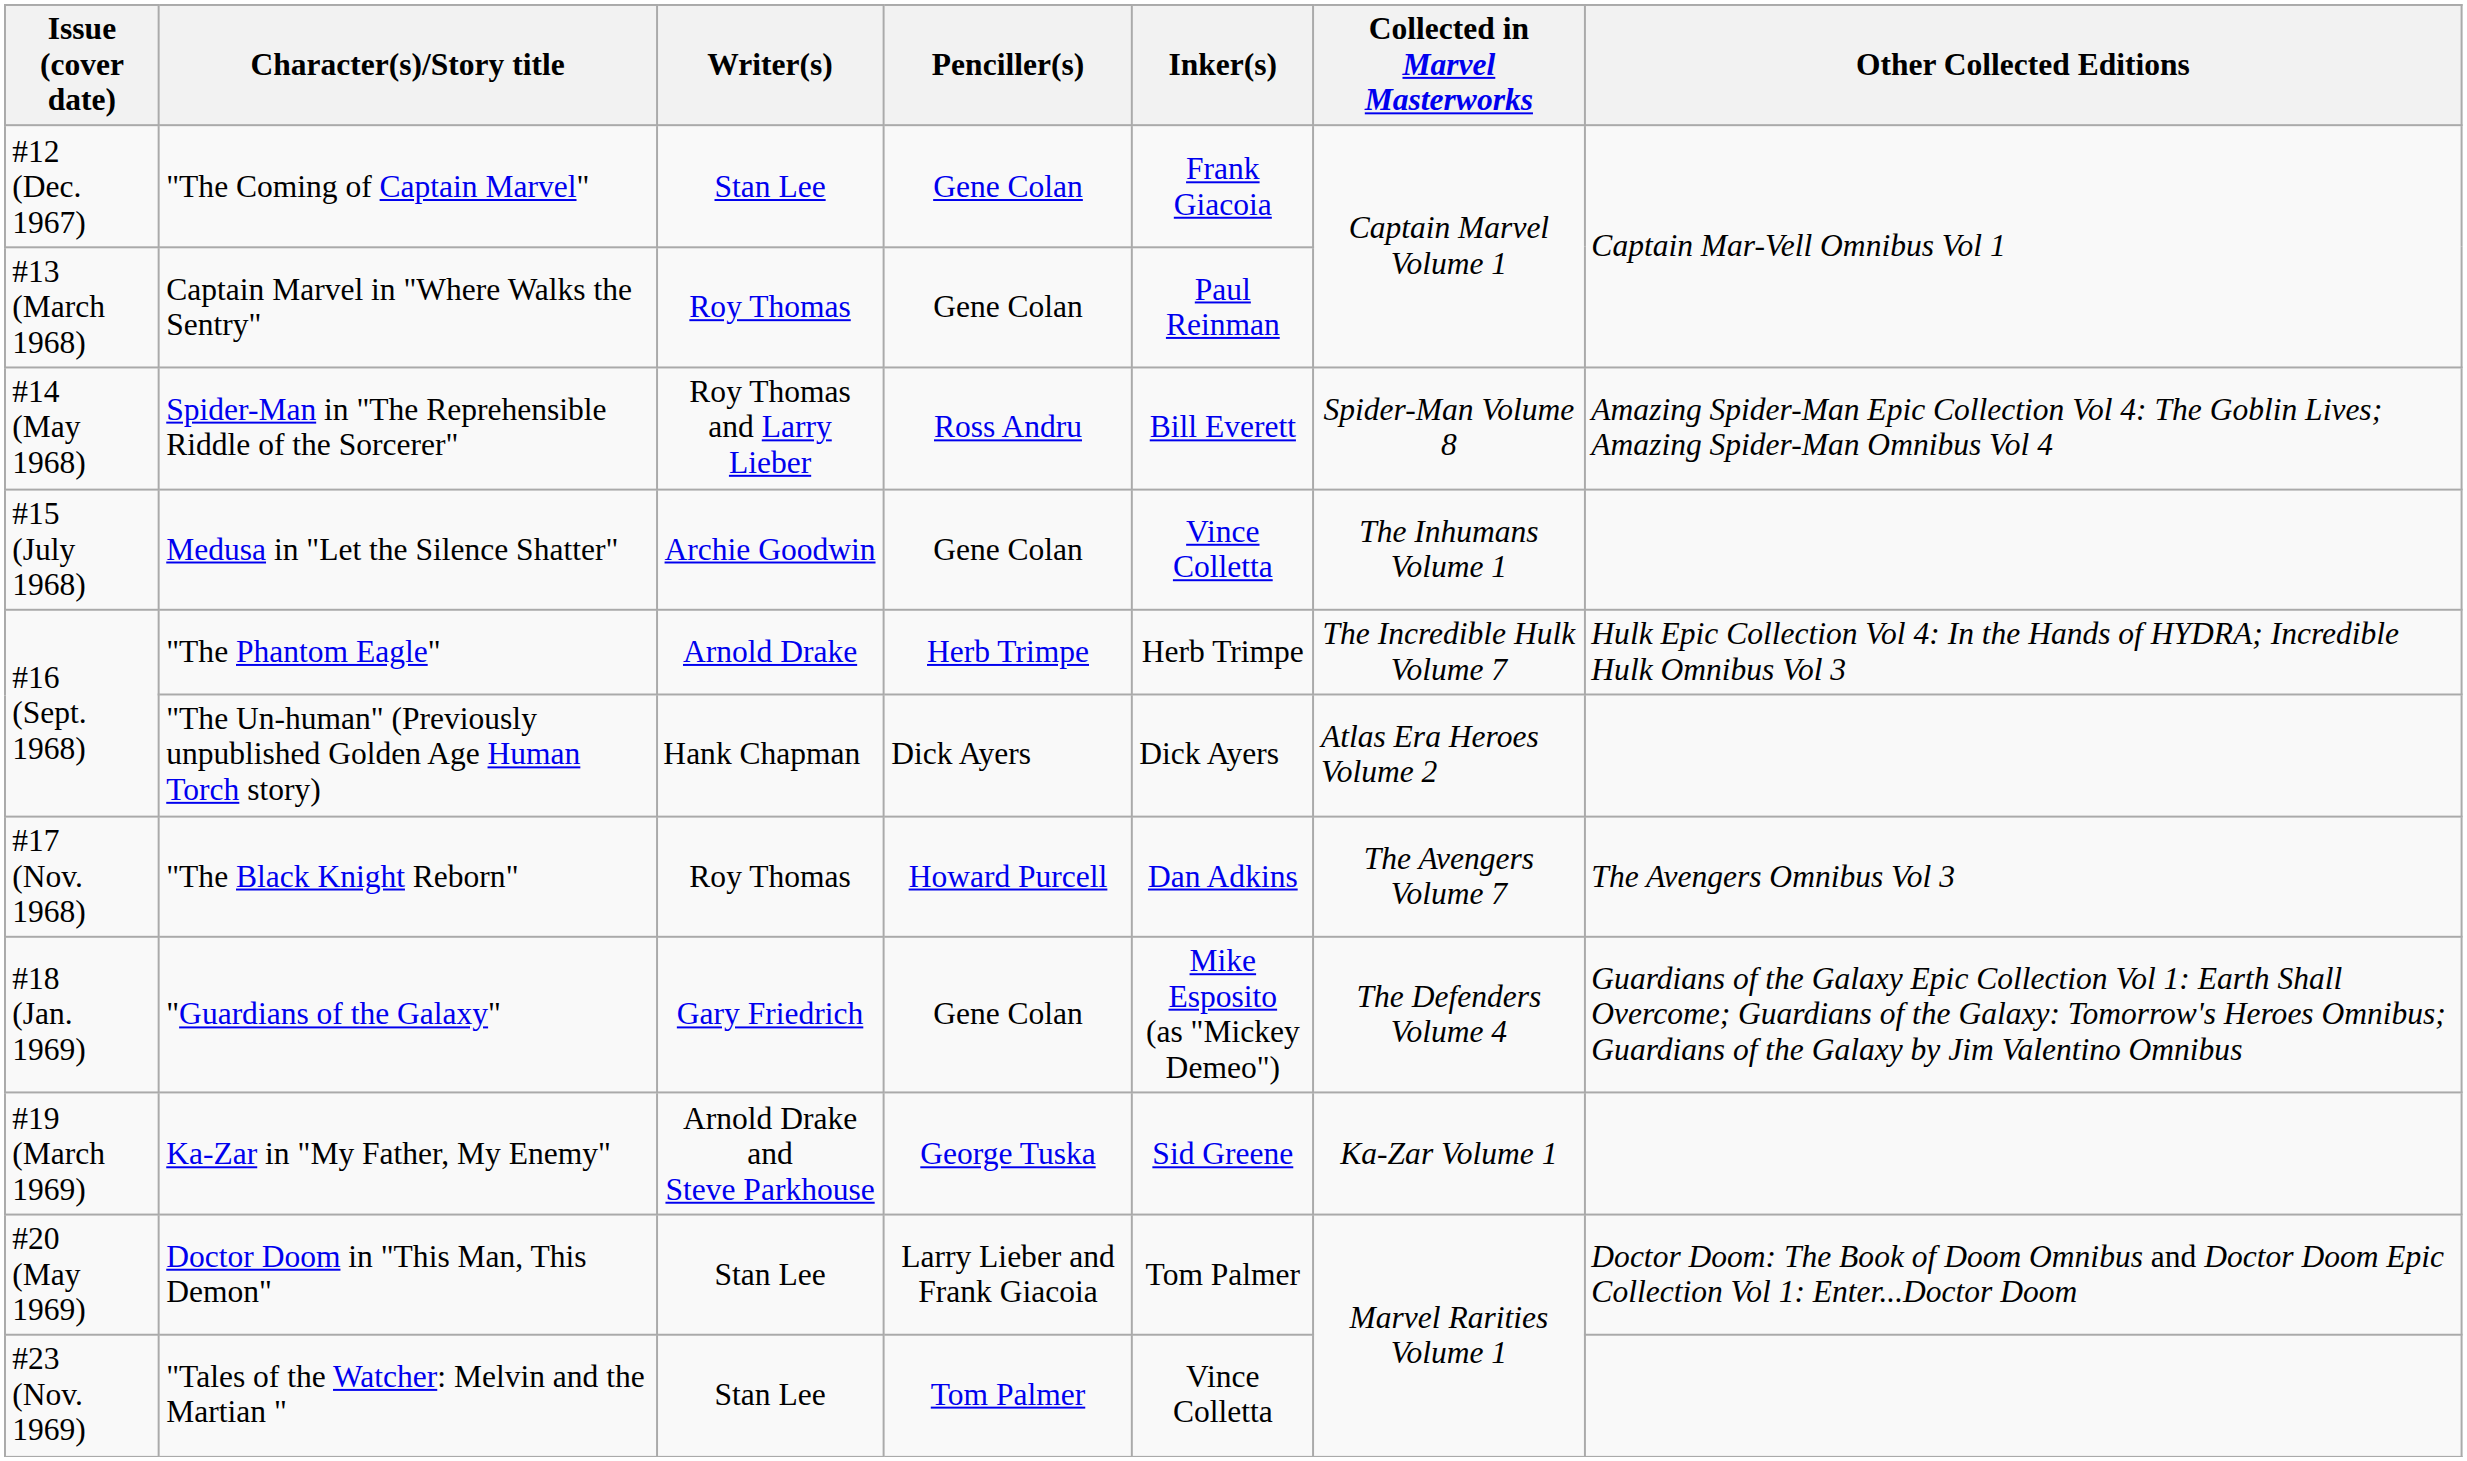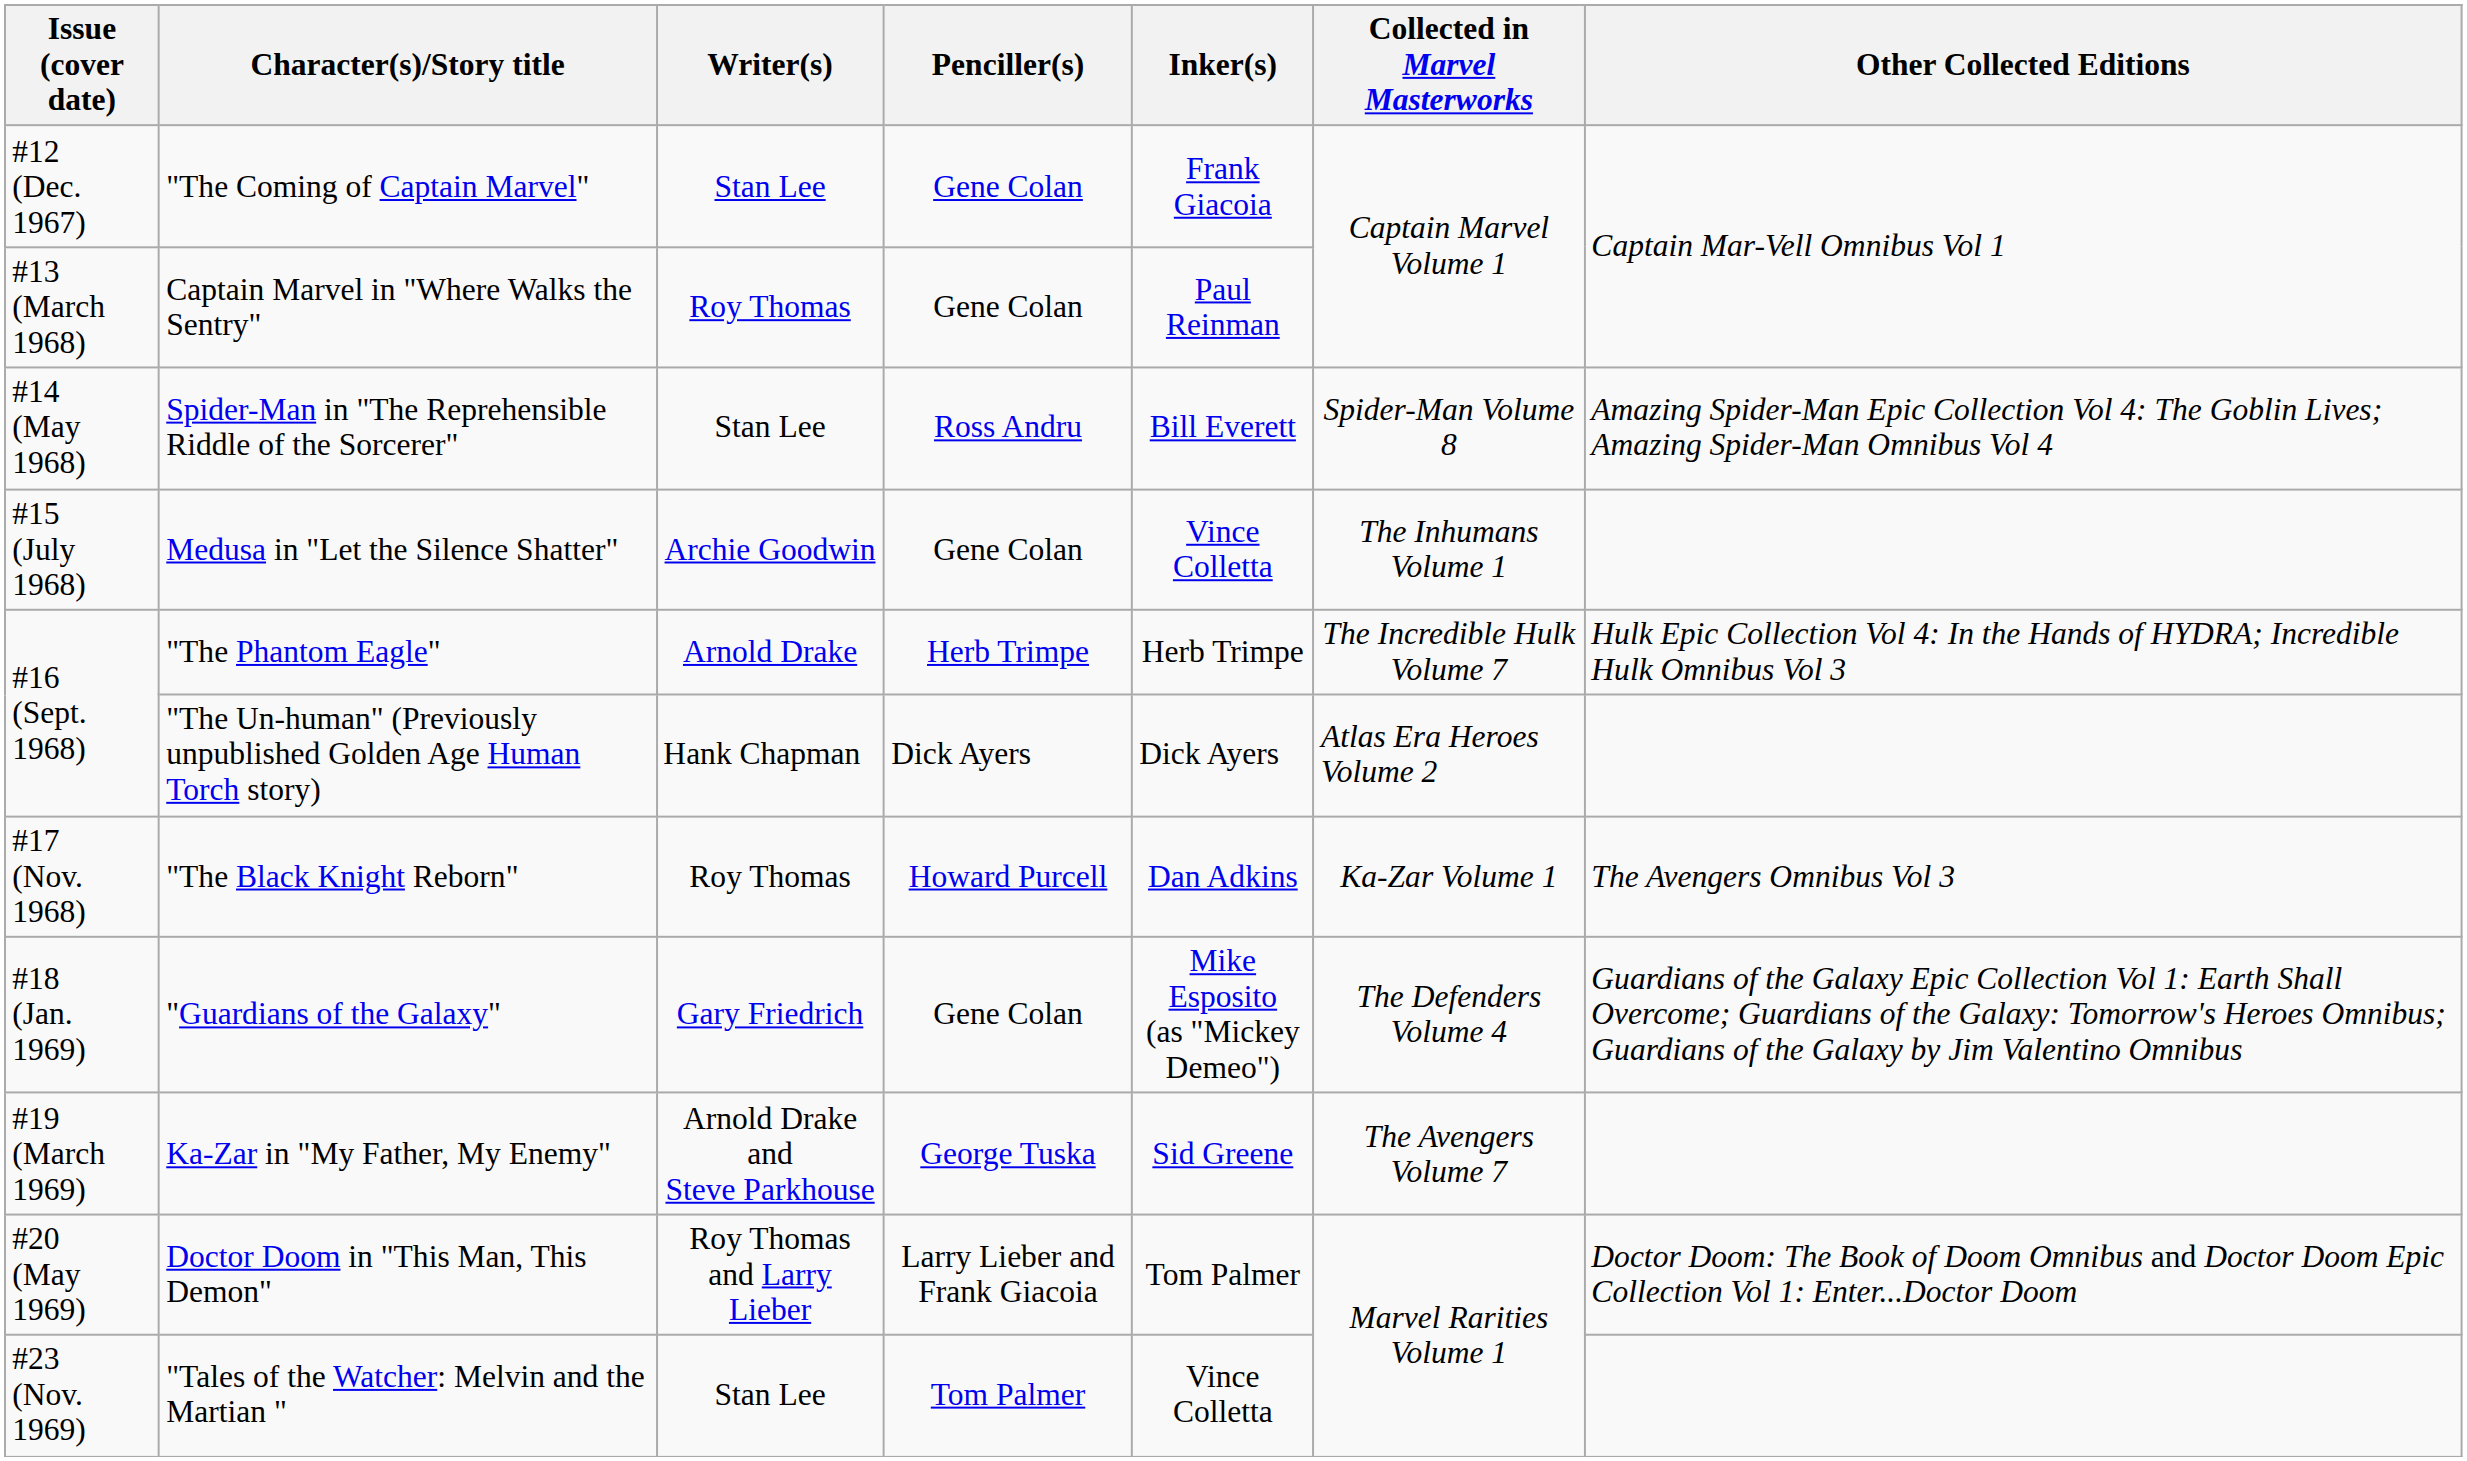(770, 427) Roy Thomas and Larry Lieber -> (770, 427) Stan Lee
(1449, 875) The Avengers Volume 7 -> (1449, 875) Ka-Zar Volume 1
(1449, 1153) Ka-Zar Volume 1 -> (1449, 1153) The Avengers Volume 7
(770, 1274) Stan Lee -> (770, 1274) Roy Thomas and Larry Lieber
